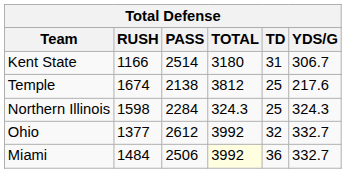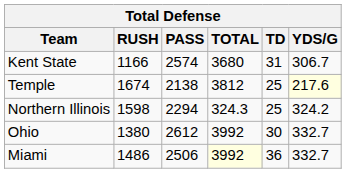(182, 62) 2514 -> (182, 62) 2574
(228, 62) 3180 -> (228, 62) 3680
(310, 86) no background -> (310, 86) lightyellow background
(182, 109) 2284 -> (182, 109) 2294
(310, 109) 324.3 -> (310, 109) 324.2
(133, 132) 1377 -> (133, 132) 1380
(274, 132) 32 -> (274, 132) 30
(133, 156) 1484 -> (133, 156) 1486
